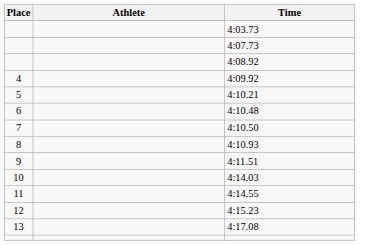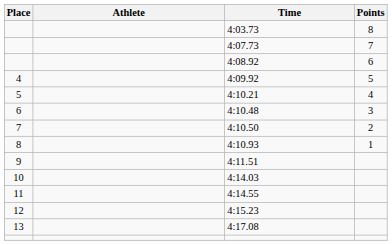+ column: (371, 12)
